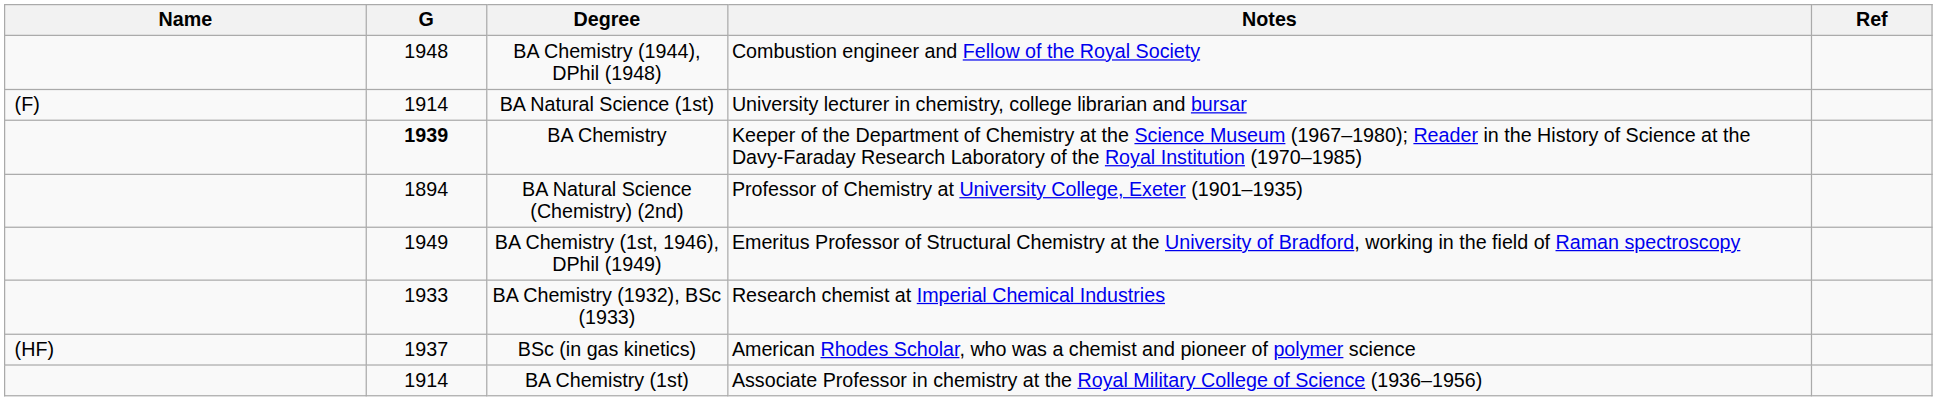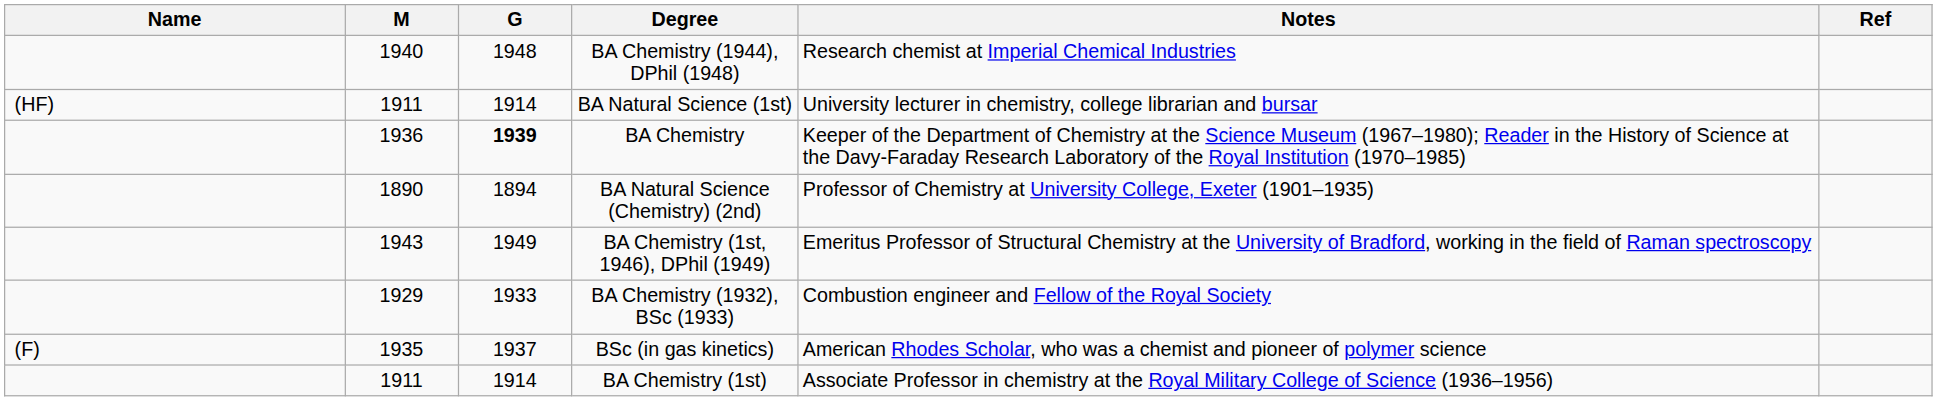+ column: (401, 20)
(966, 51) Combustion engineer and Fellow of the Royal Society -> (1019, 51) Research chemist at Imperial Chemical Industries
(24, 104) (F) -> (32, 104) (HF)
(948, 295) Research chemist at Imperial Chemical Industries -> (1037, 295) Combustion engineer and Fellow of the Royal Society
(32, 349) (HF) -> (24, 349) (F)
